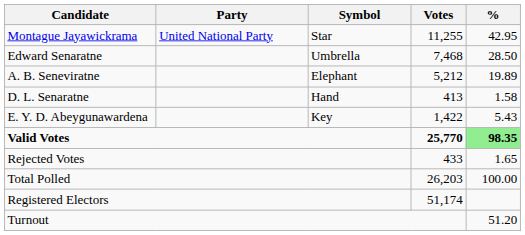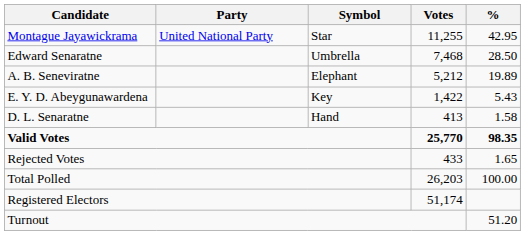rows swapped: (78, 117) <-> (48, 96)
(503, 138) lightgreen background -> (503, 138) no background
